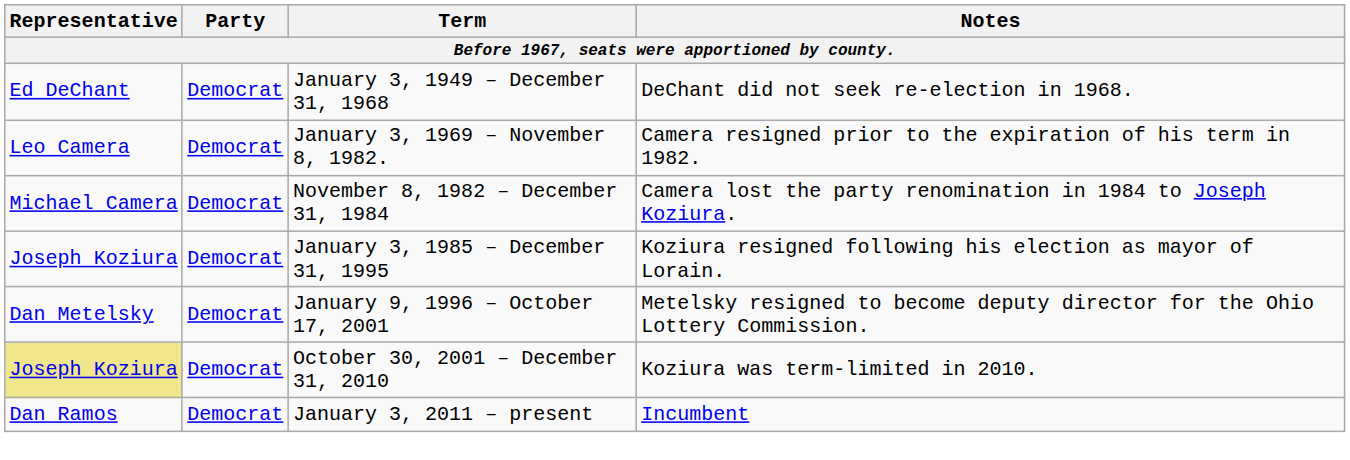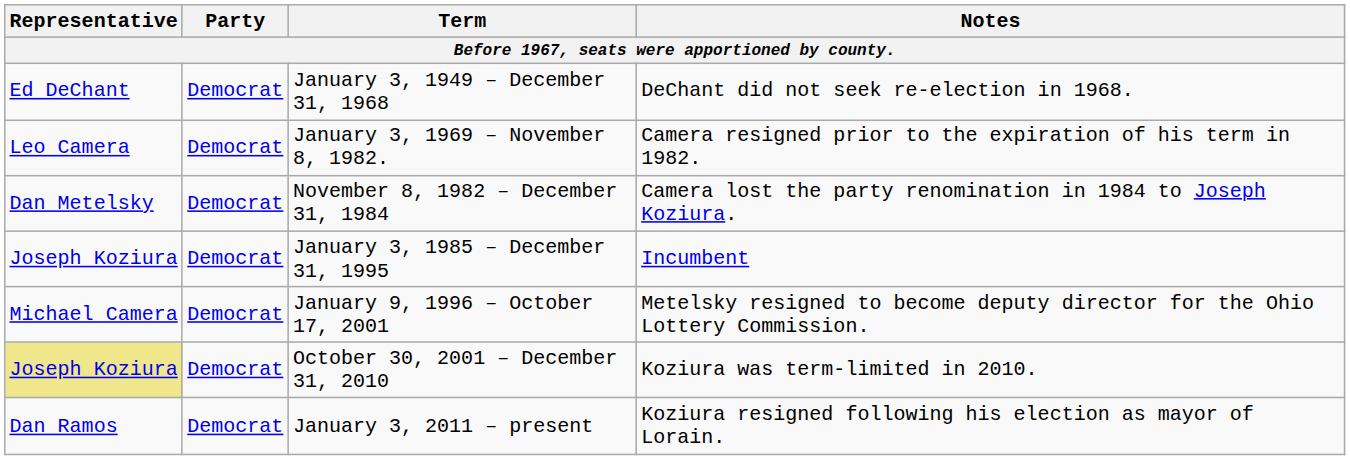(94, 203) Michael Camera -> (82, 203) Dan Metelsky
(948, 259) Koziura resigned following his election as mayor of Lorain. -> (695, 259) Incumbent
(82, 315) Dan Metelsky -> (94, 315) Michael Camera
(695, 415) Incumbent -> (948, 426) Koziura resigned following his election as mayor of Lorain.
